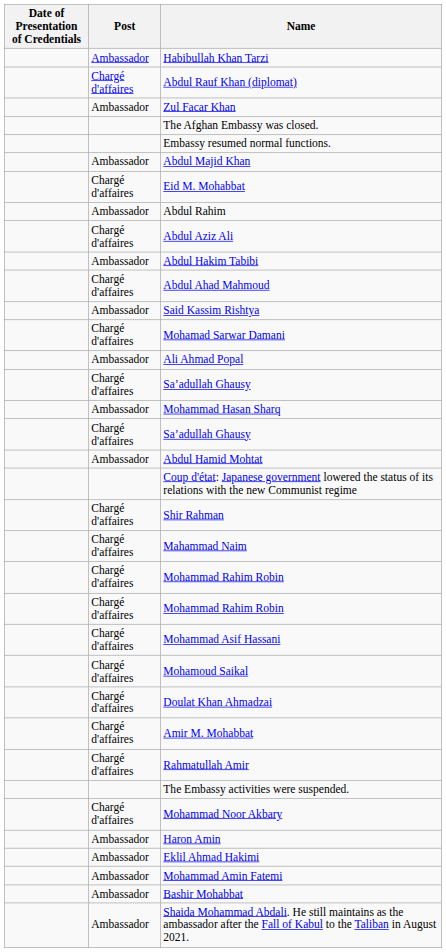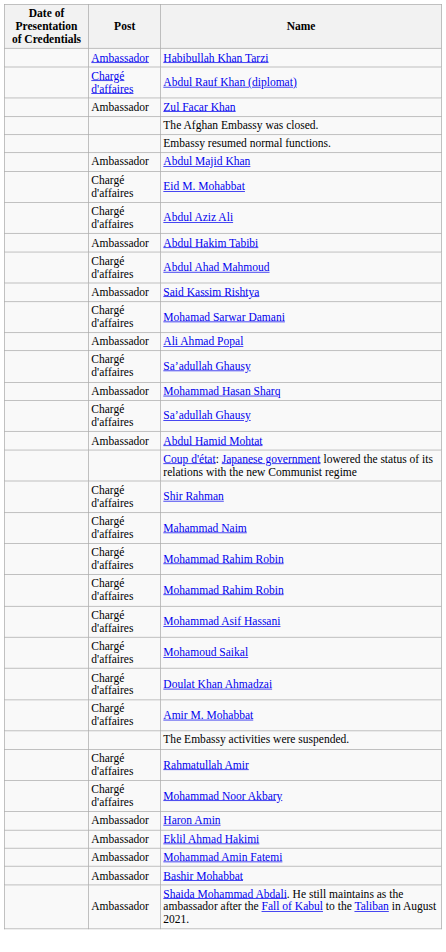- row: (120, 211)
rows swapped: (112, 764) <-> (125, 790)
